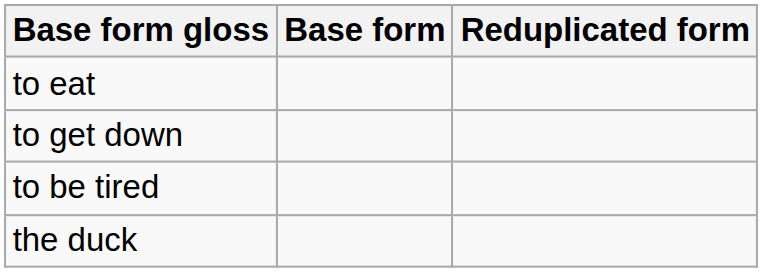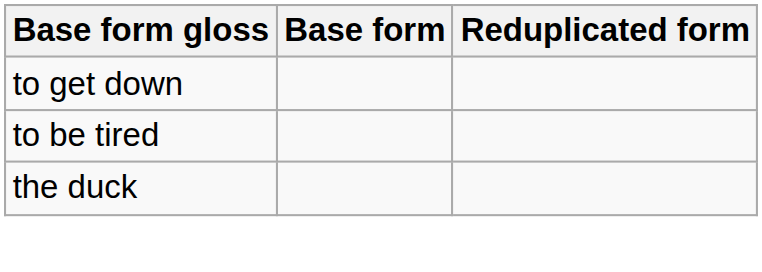- row: (54, 82)
